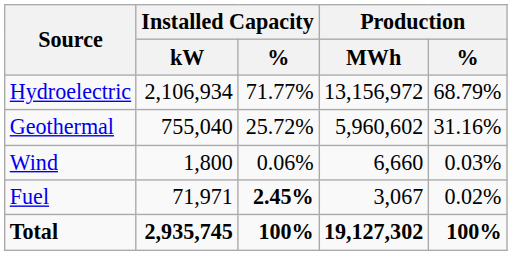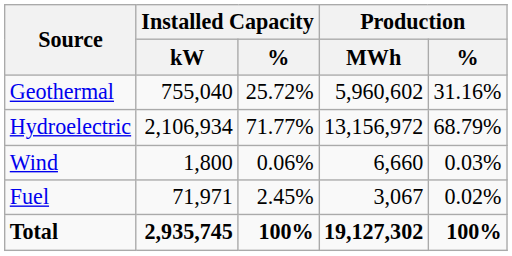rows swapped: (70, 92) <-> (62, 127)
(283, 197) bold -> (285, 197) normal
